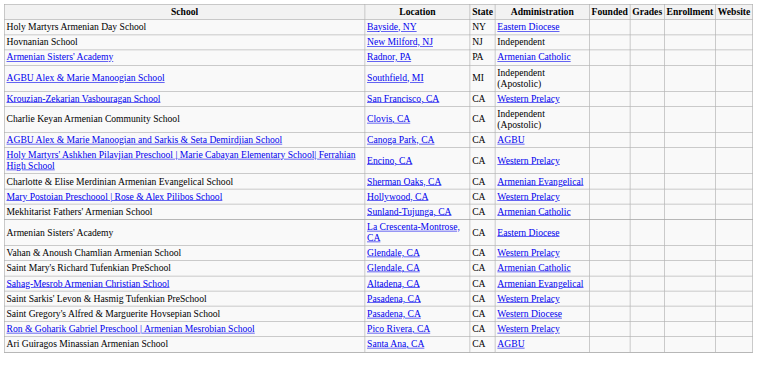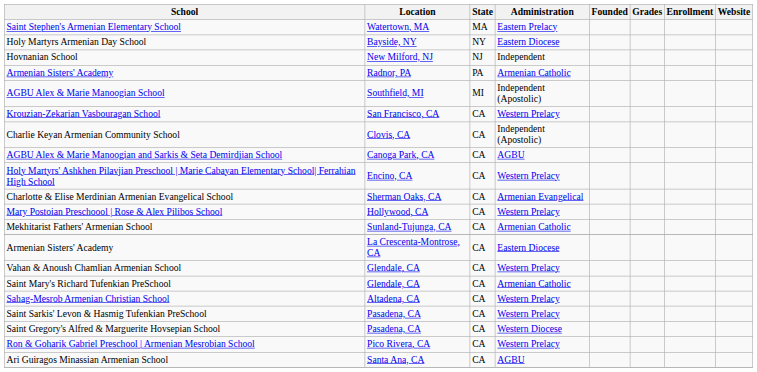+ row: (94, 27)
(540, 283) Armenian Evangelical -> (529, 298) Western Prelacy
